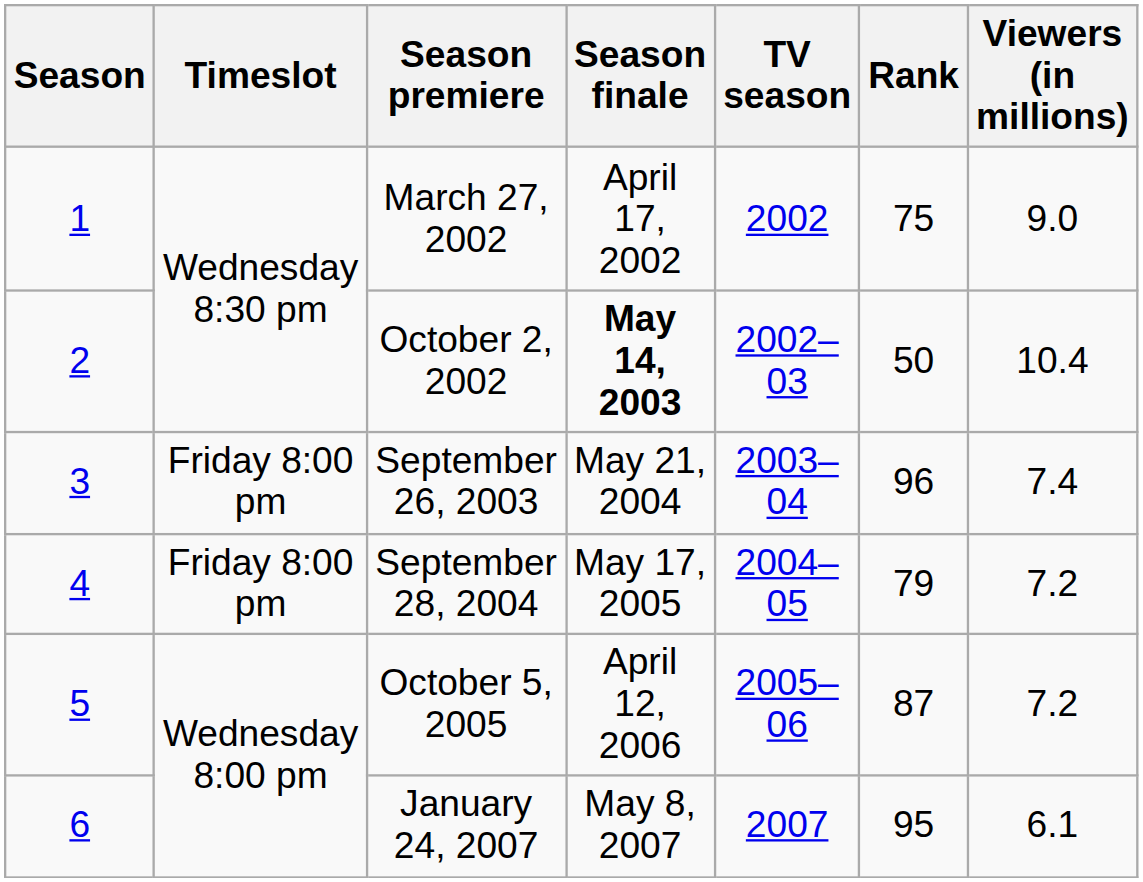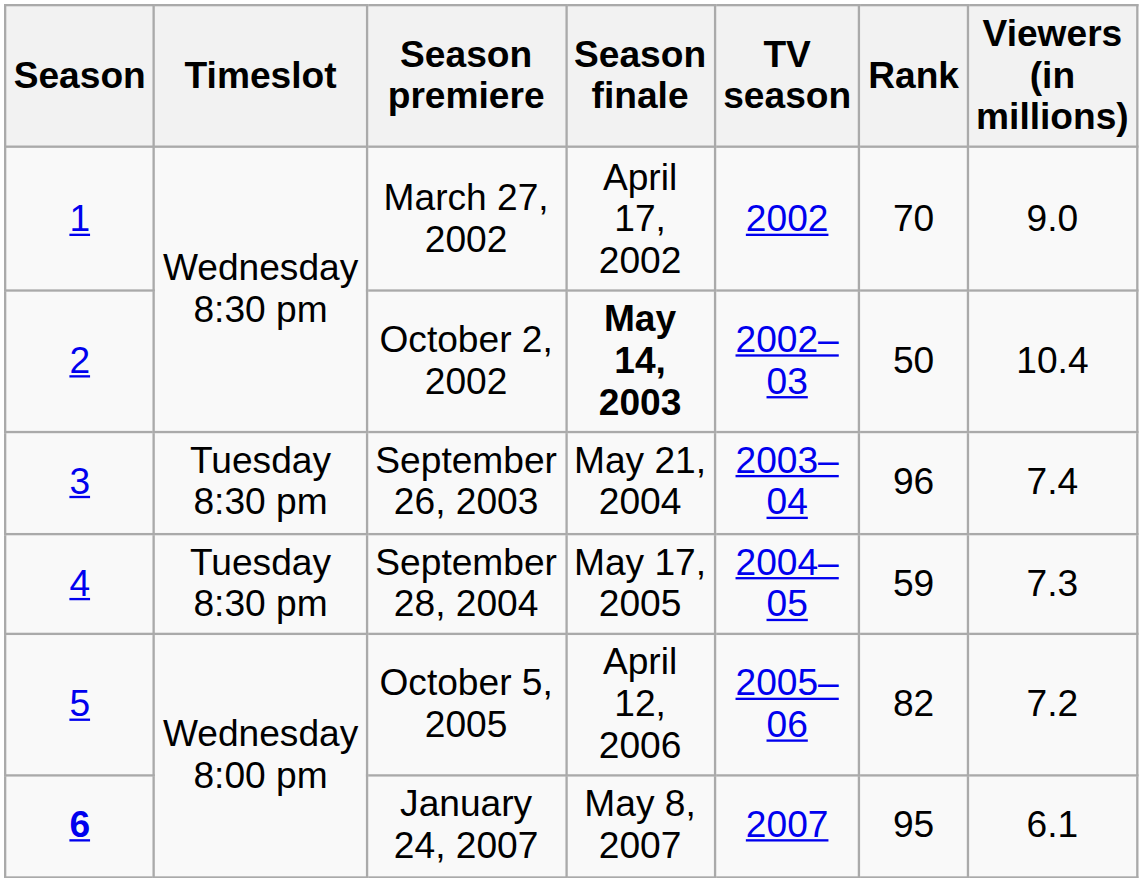(914, 218) 75 -> (914, 218) 70
(261, 481) Friday 8:00 pm -> (261, 481) Tuesday 8:30 pm
(261, 582) Friday 8:00 pm -> (261, 582) Tuesday 8:30 pm
(914, 582) 79 -> (914, 582) 59
(1052, 582) 7.2 -> (1052, 582) 7.3
(914, 704) 87 -> (914, 704) 82
(80, 825) normal -> (80, 825) bold
